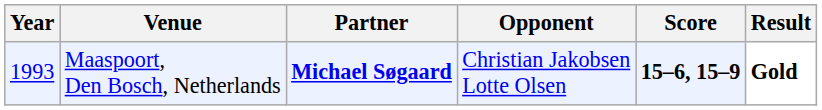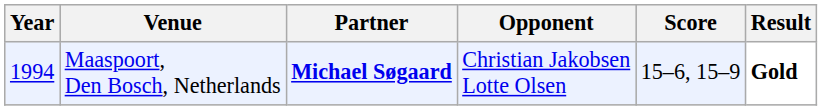(32, 72) 1993 -> (32, 72) 1994
(691, 72) bold -> (691, 72) normal
